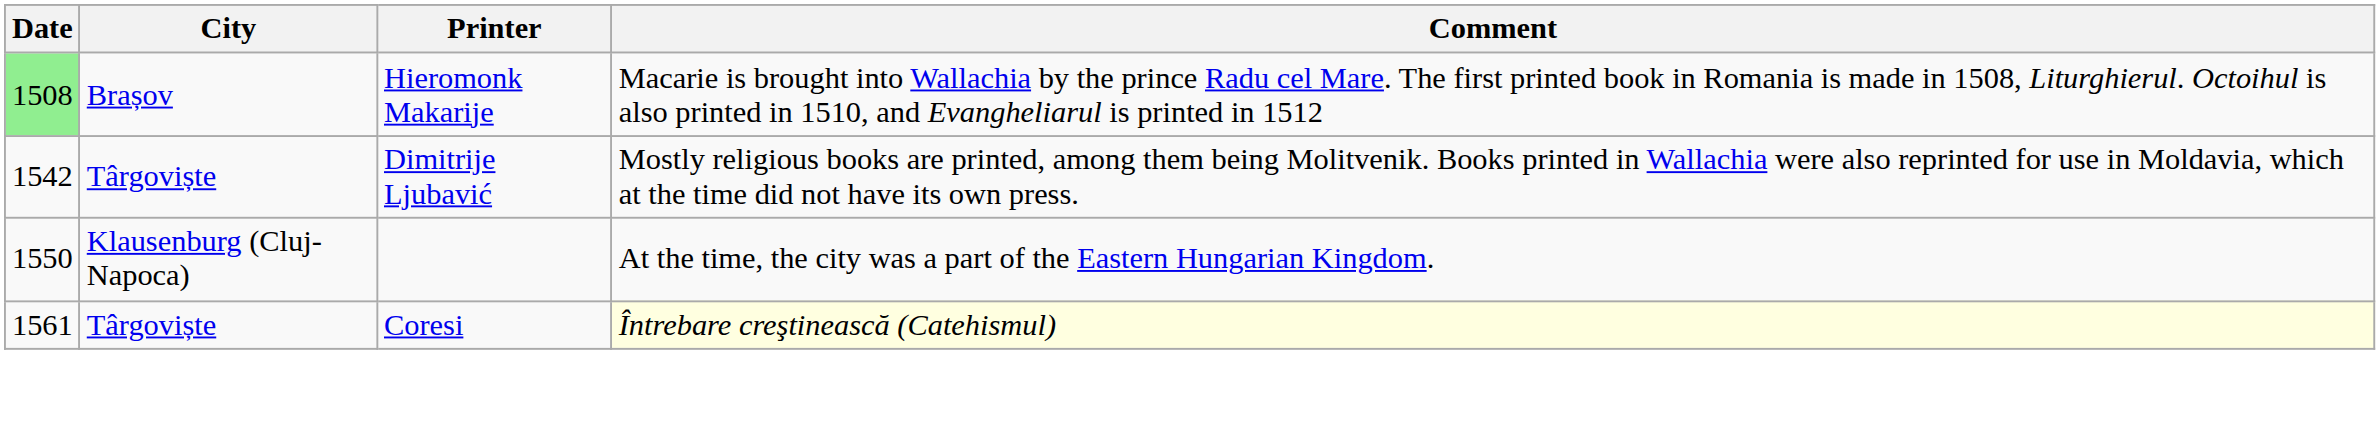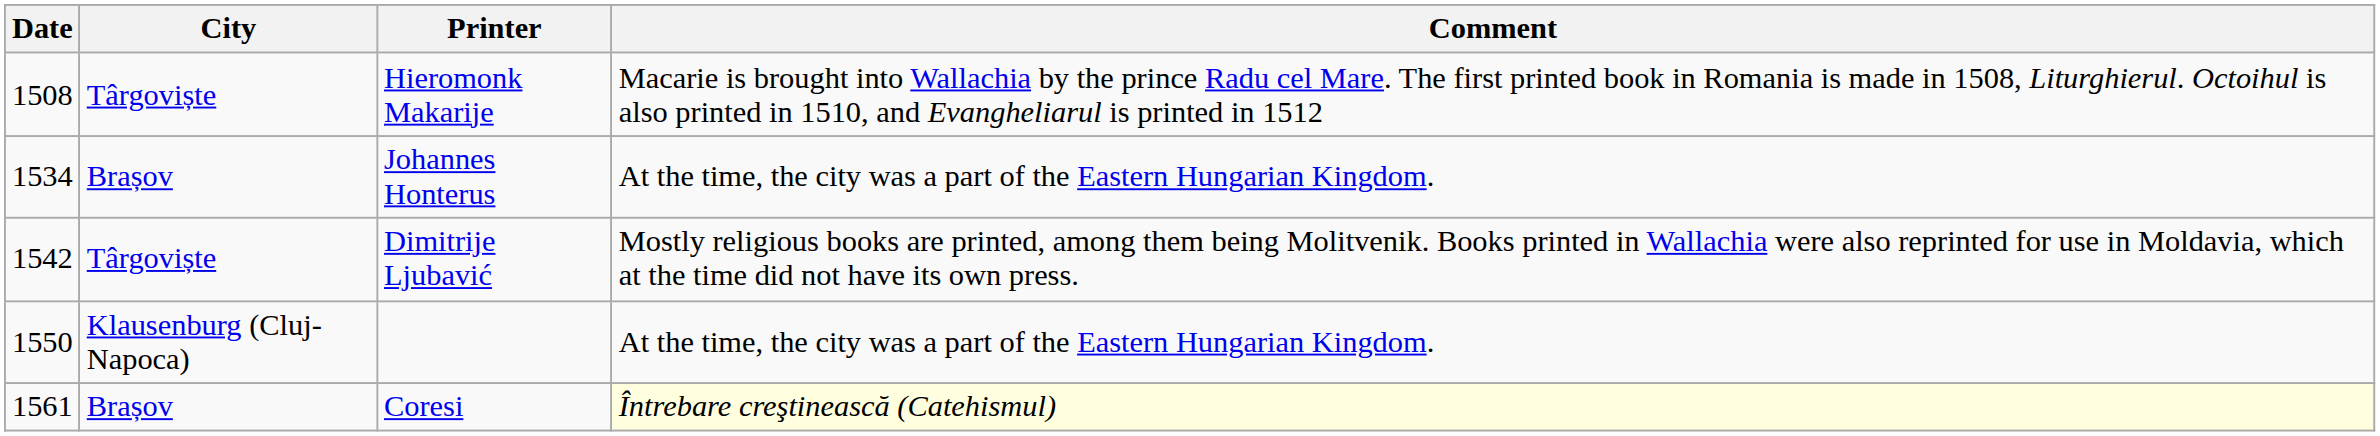(42, 93) lightgreen background -> (42, 93) no background
(130, 93) Brașov -> (152, 93) Târgoviște
+ row: (440, 176)
(152, 324) Târgoviște -> (130, 406) Brașov
